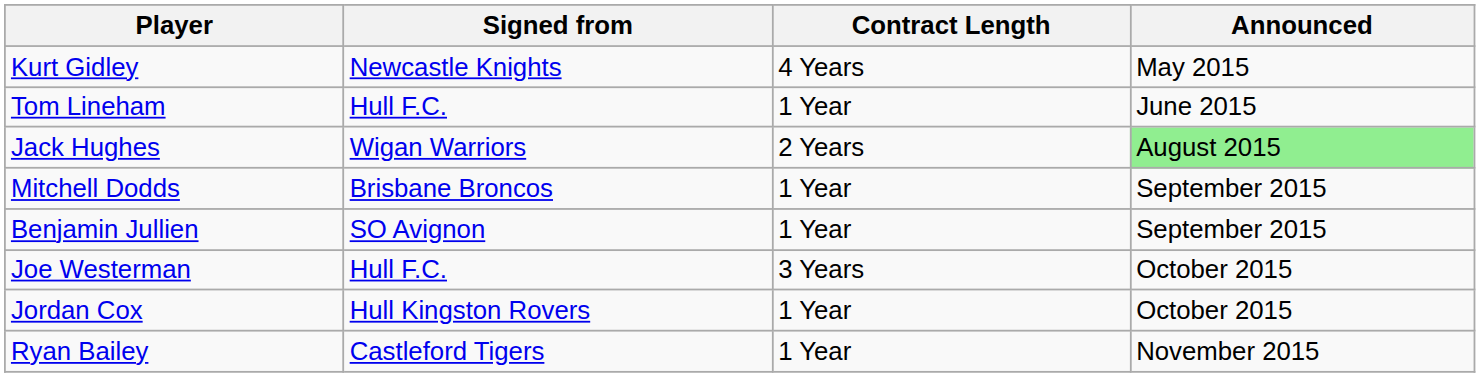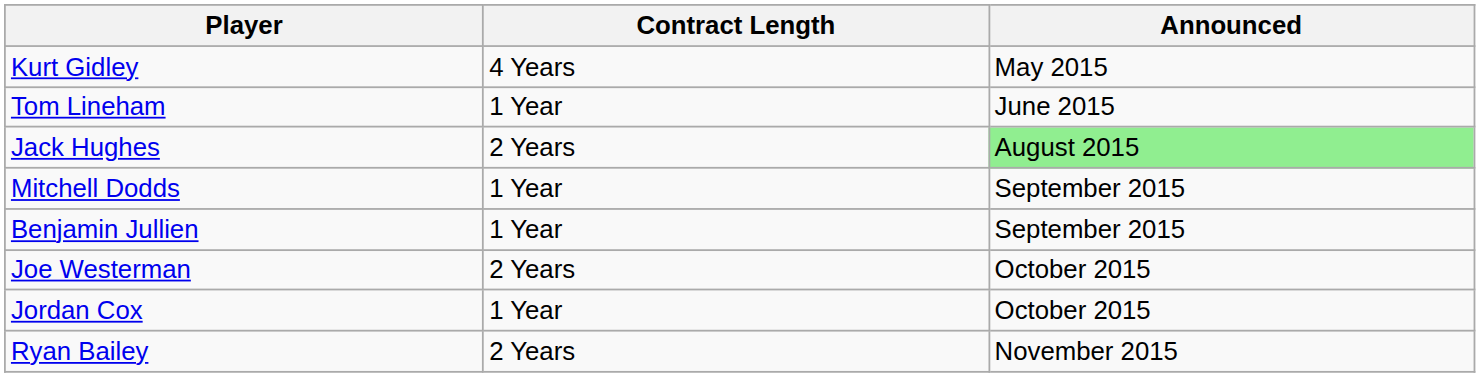- column: (558, 26)
(821, 270) 3 Years -> (532, 270) 2 Years
(815, 351) 1 Year -> (532, 351) 2 Years
